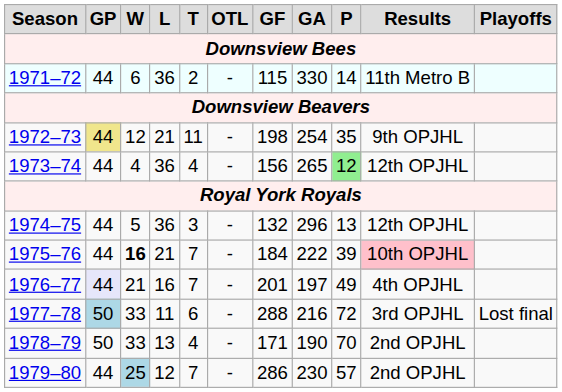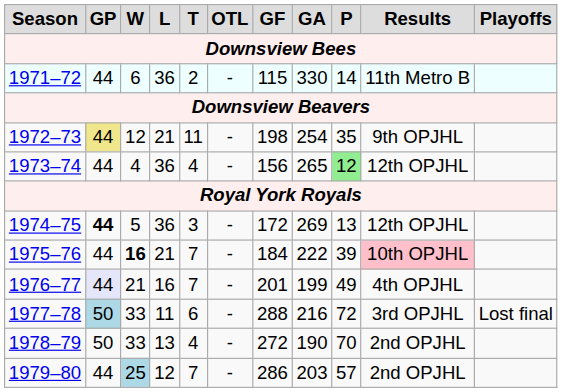(103, 225) normal -> (103, 225) bold
(272, 225) 132 -> (272, 225) 172
(312, 225) 296 -> (312, 225) 269
(312, 284) 197 -> (312, 284) 199
(272, 343) 171 -> (272, 343) 272
(312, 372) 230 -> (312, 372) 203
